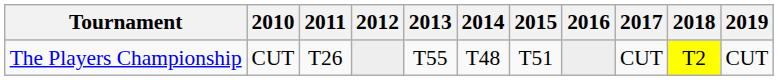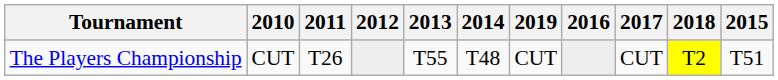columns swapped: (536, 22) <-> (747, 22)
